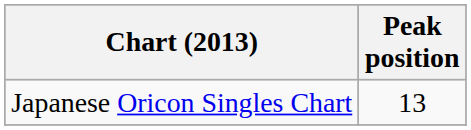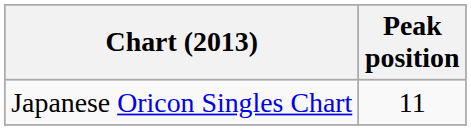(412, 102) 13 -> (412, 102) 11
